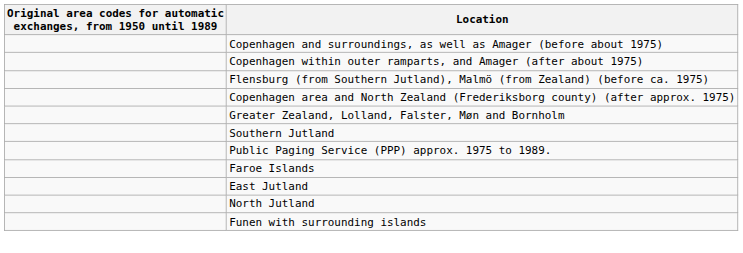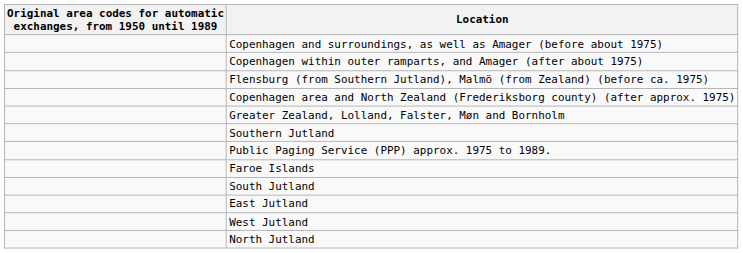+ row: (272, 186)
+ row: (269, 222)
- row: (328, 222)
